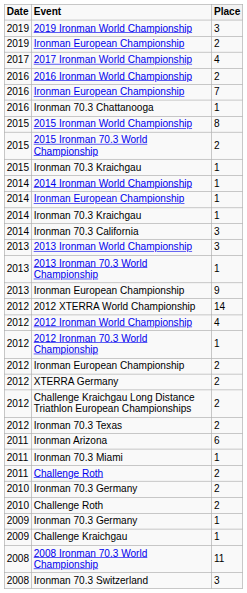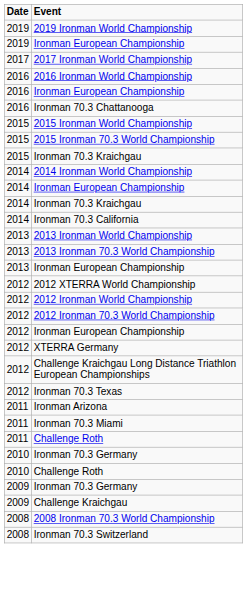- column: (227, 12)
